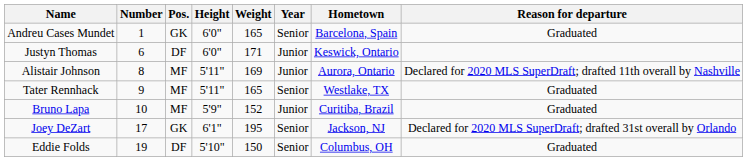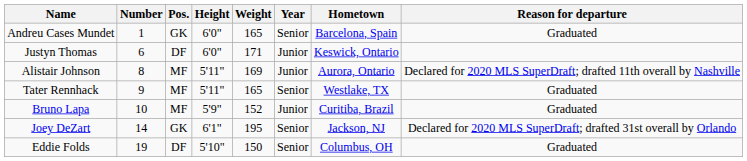(141, 128) 17 -> (141, 128) 14
